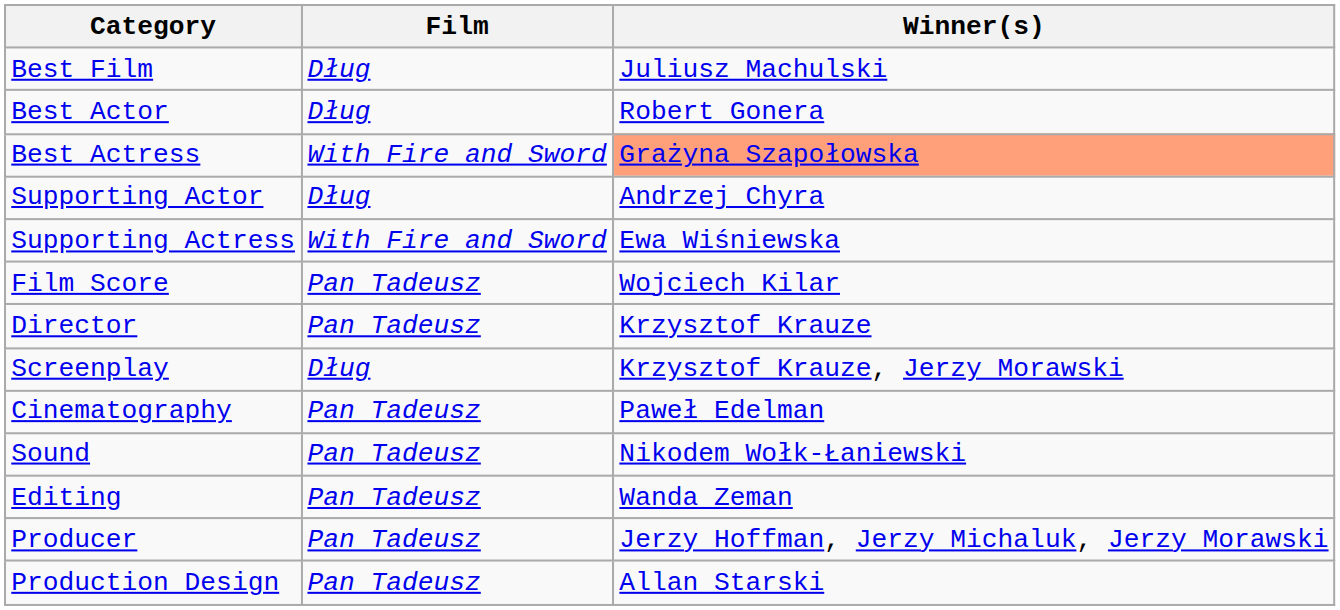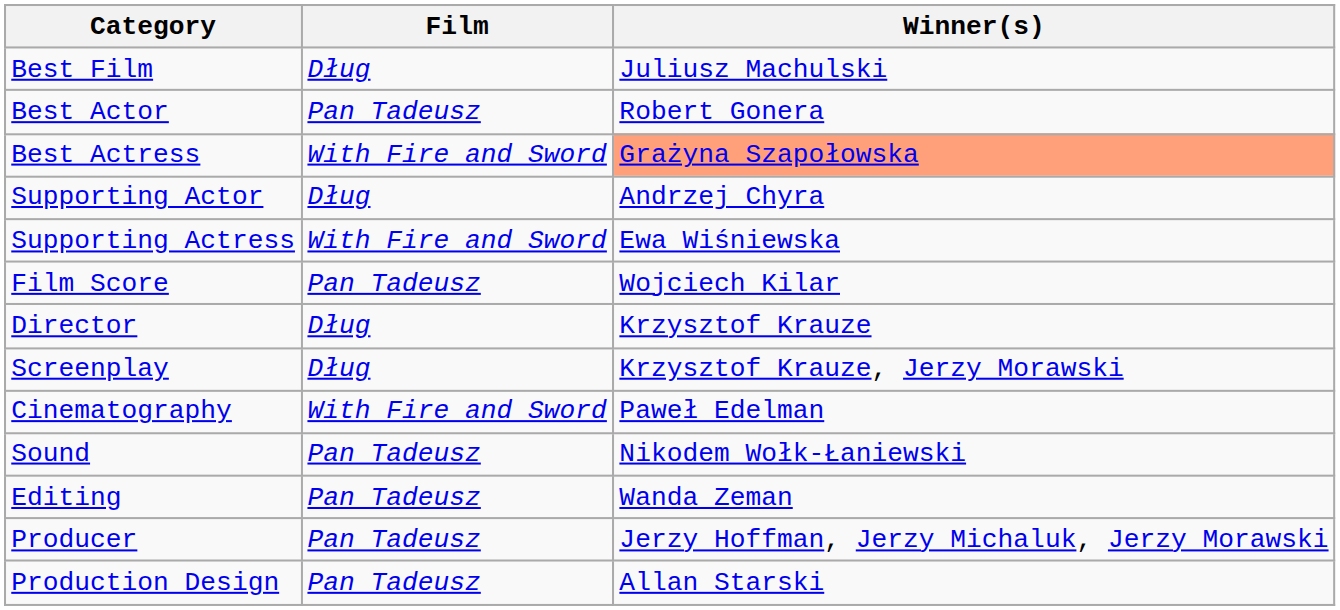(339, 112) Dług -> (394, 112) Pan Tadeusz
(394, 326) Pan Tadeusz -> (339, 326) Dług
(394, 412) Pan Tadeusz -> (457, 412) With Fire and Sword
